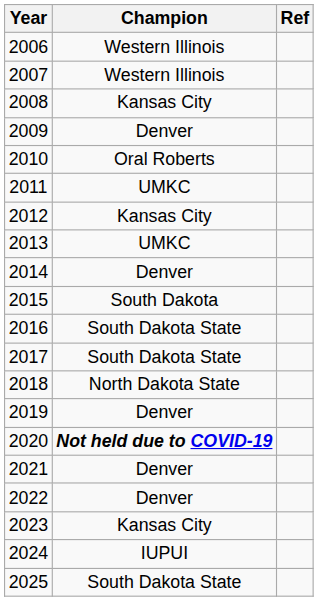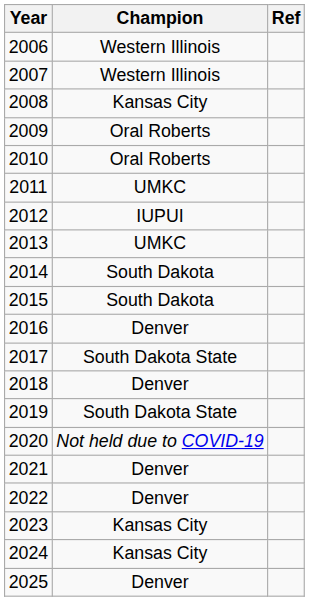(164, 131) Denver -> (160, 131) Oral Roberts
(164, 215) Kansas City -> (160, 215) IUPUI
(164, 272) Denver -> (160, 272) South Dakota
(164, 328) South Dakota State -> (160, 328) Denver
(164, 384) North Dakota State -> (160, 384) Denver
(164, 412) Denver -> (160, 412) South Dakota State
(164, 441) bold -> (160, 441) normal
(164, 553) IUPUI -> (160, 553) Kansas City
(164, 581) South Dakota State -> (160, 581) Denver
